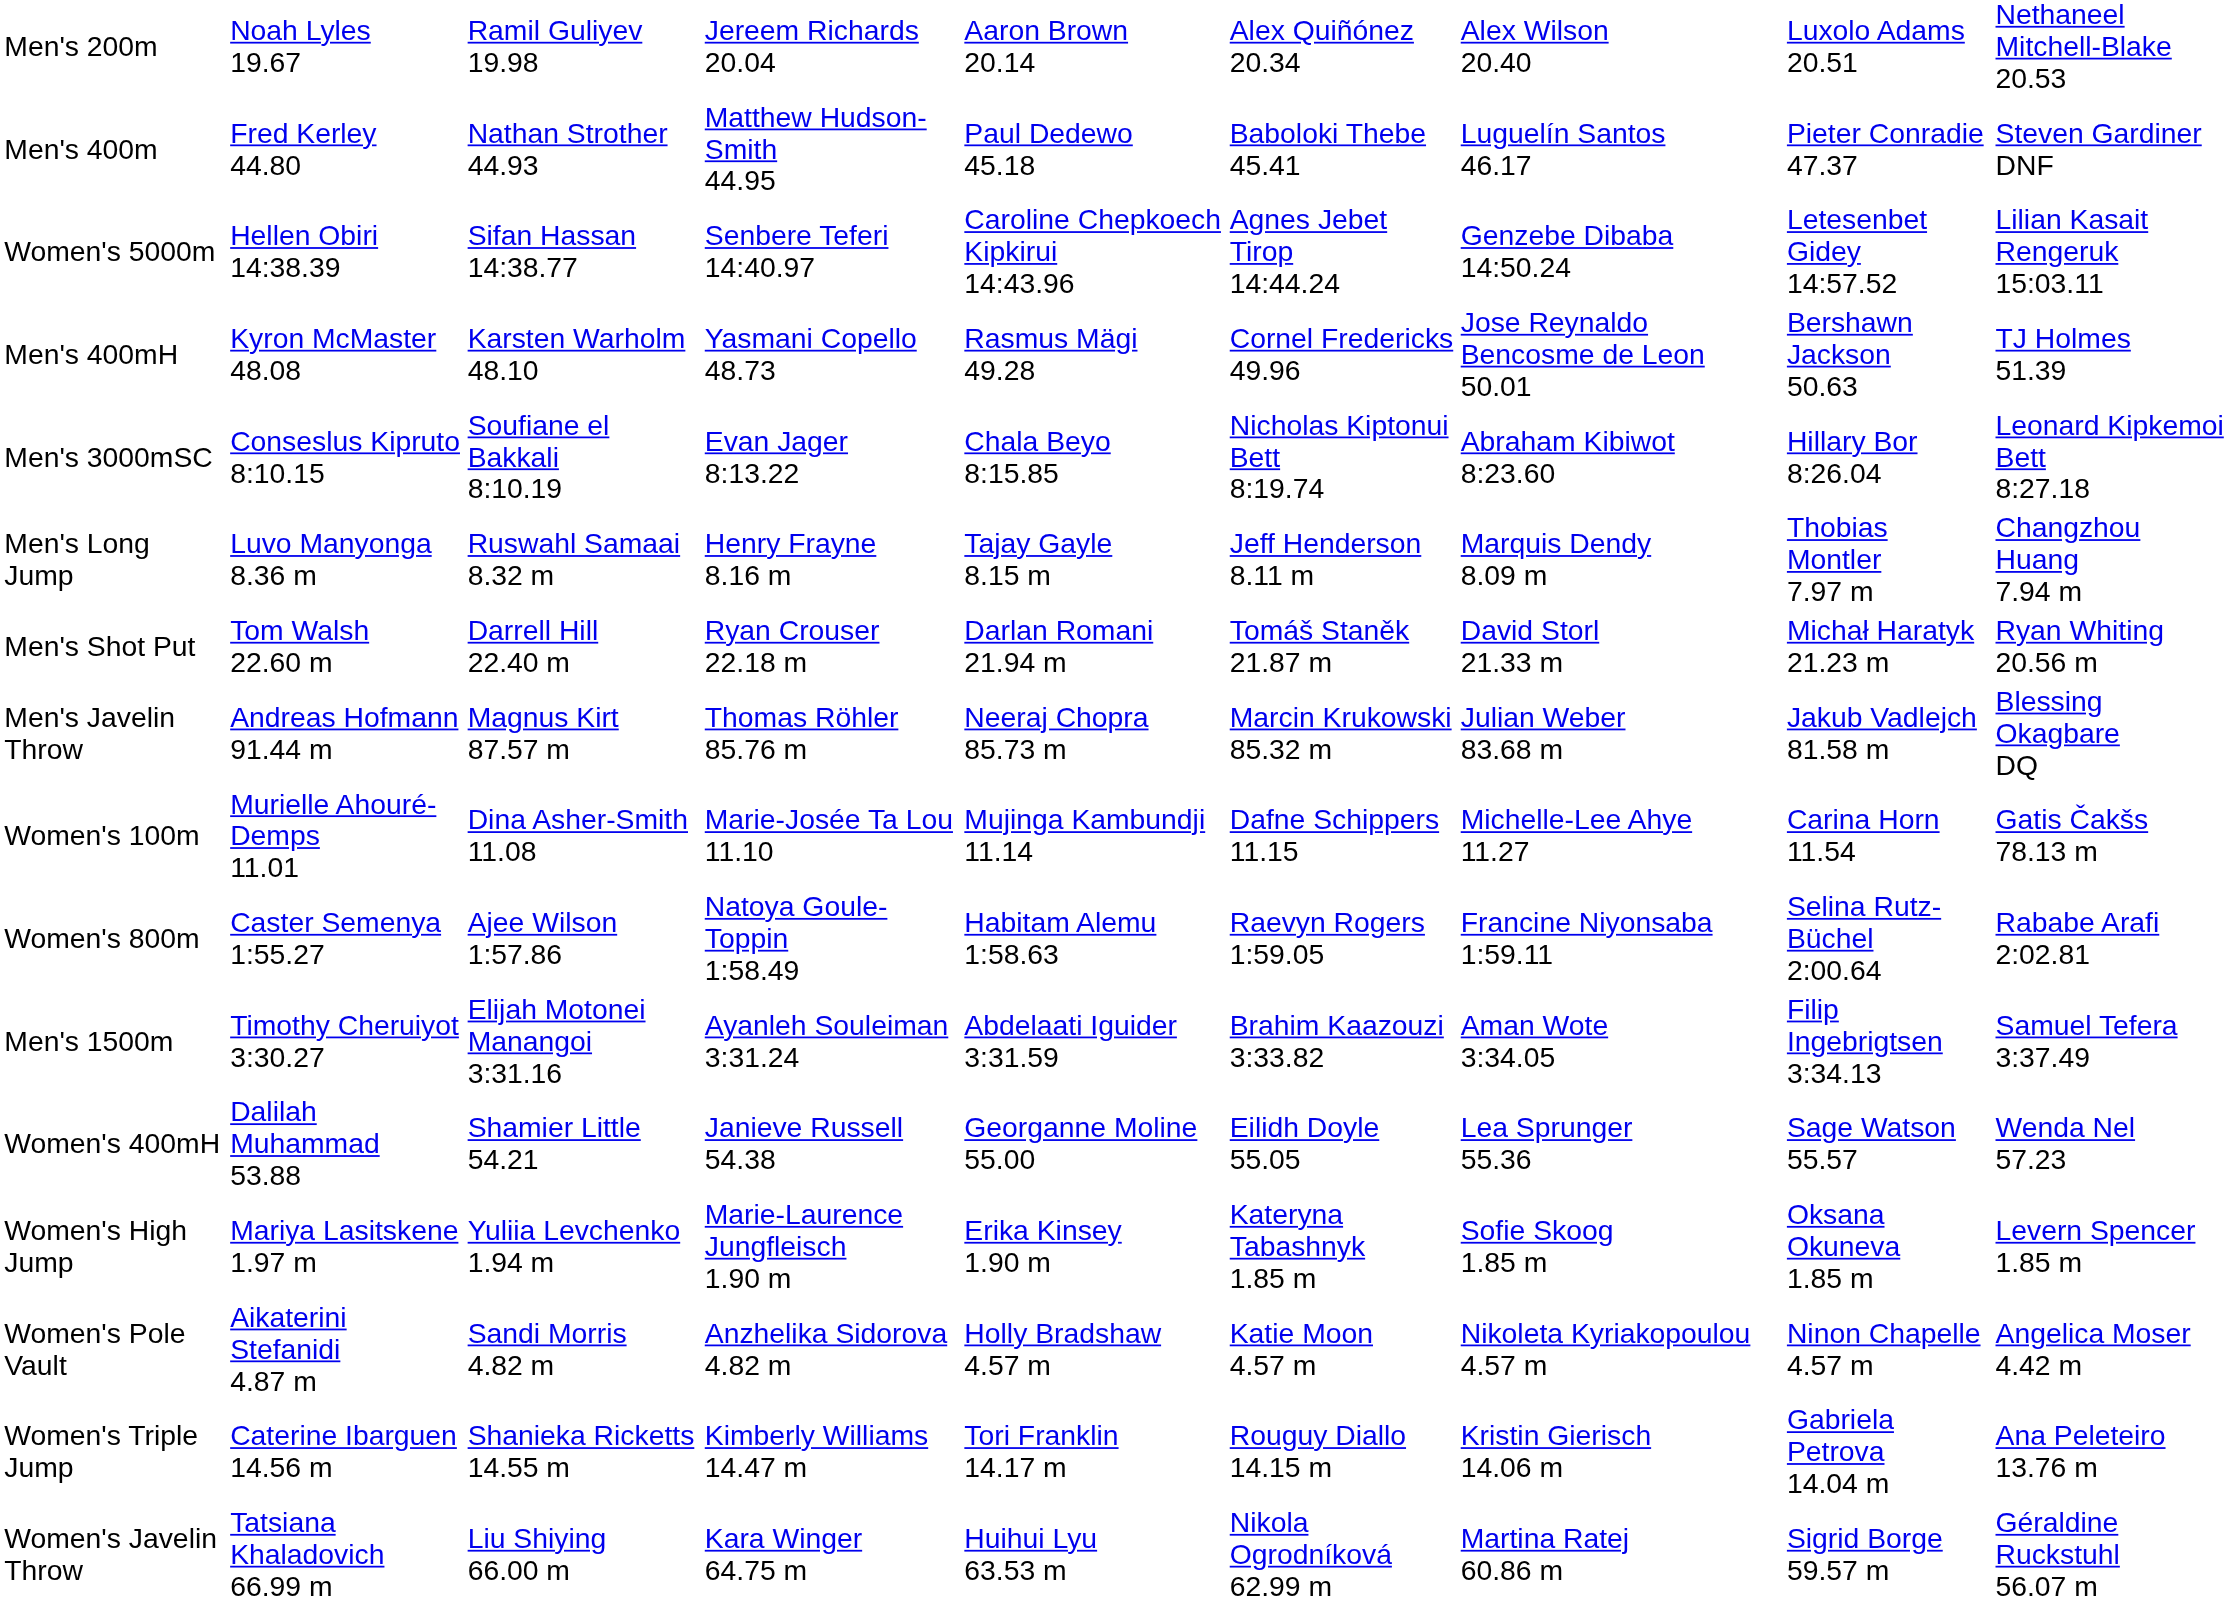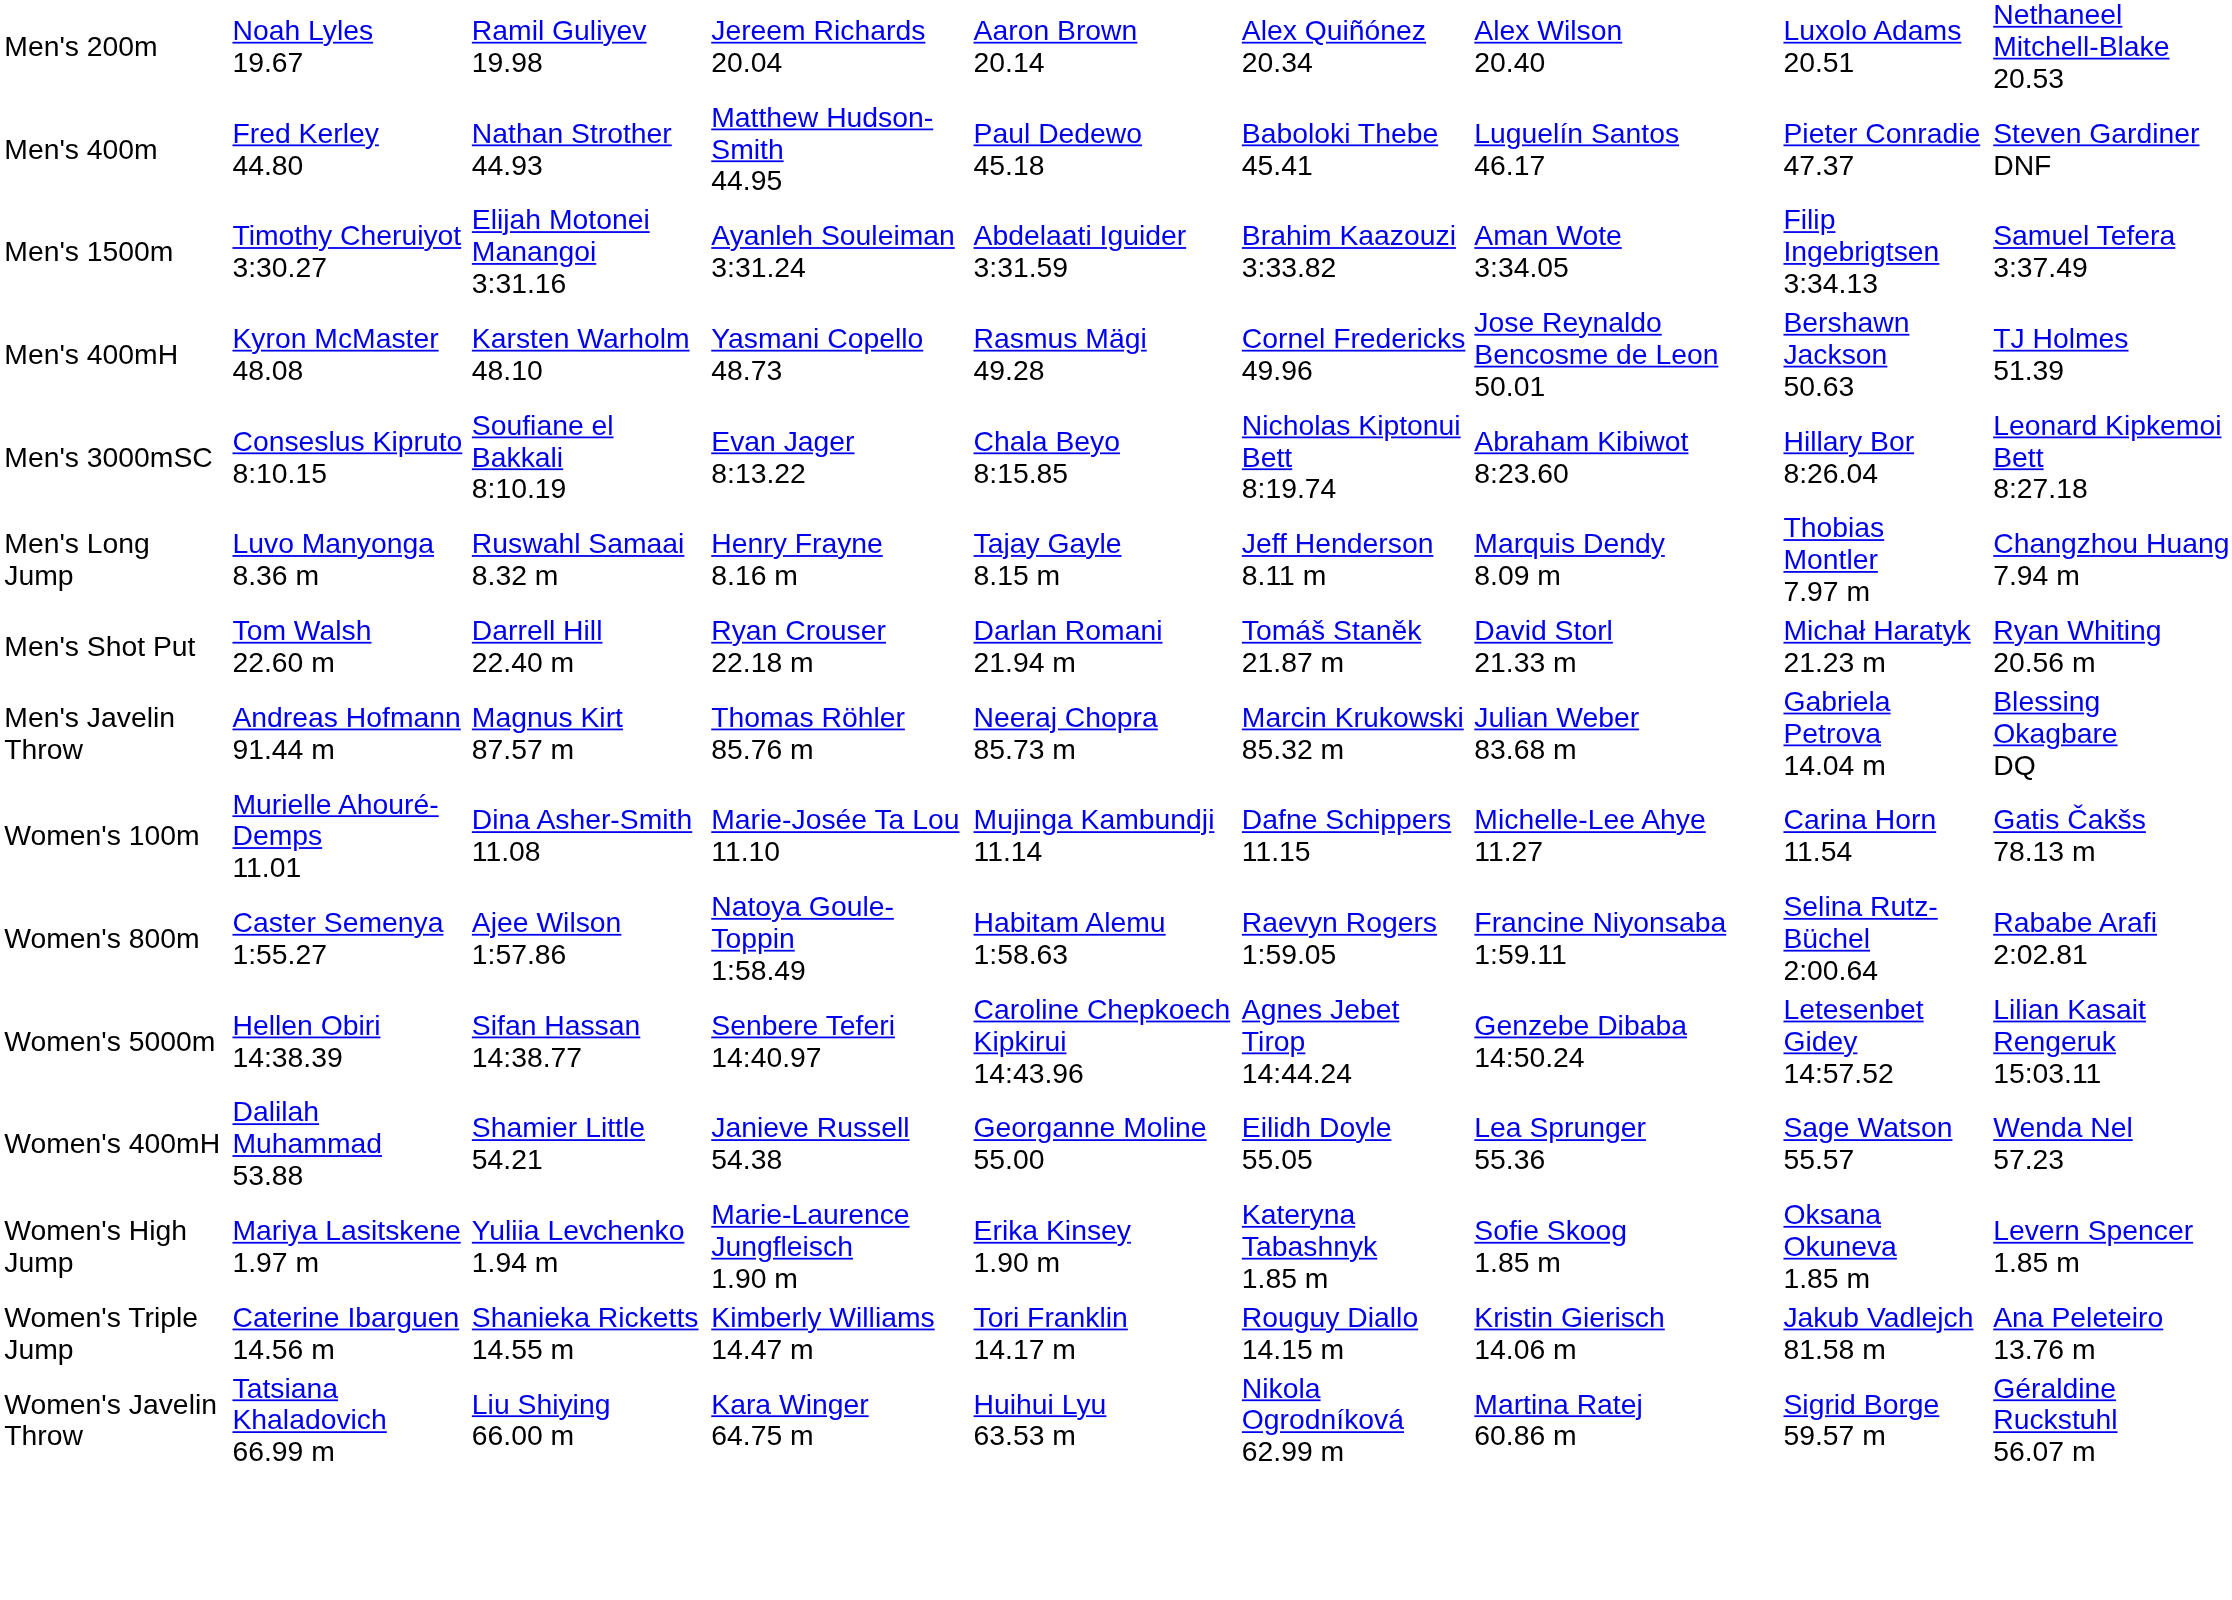rows swapped: (89, 1041) <-> (110, 252)
(1882, 733) Jakub Vadlejch 81.58 m -> (1837, 733) Gabriela Petrova 14.04 m
- row: (95, 1349)
(1840, 1452) Gabriela Petrova 14.04 m -> (1878, 1333) Jakub Vadlejch 81.58 m
